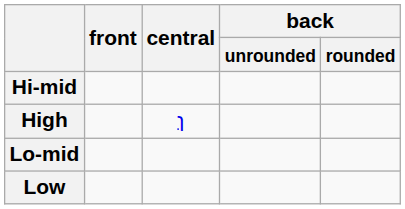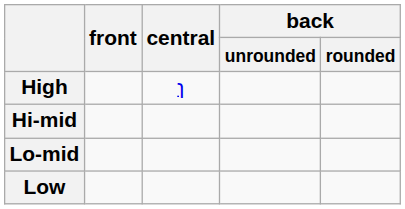rows swapped: (44, 120) <-> (44, 87)
